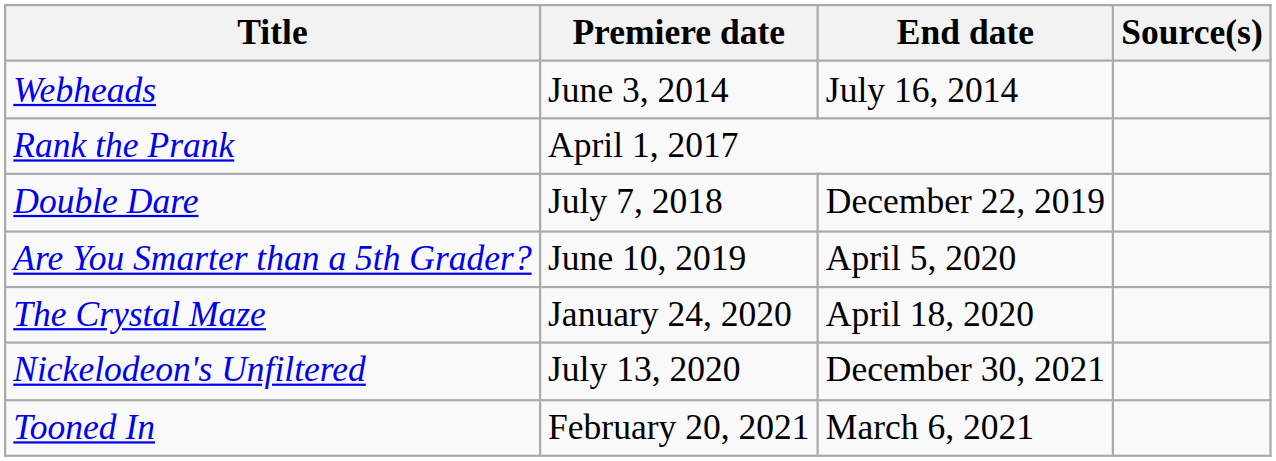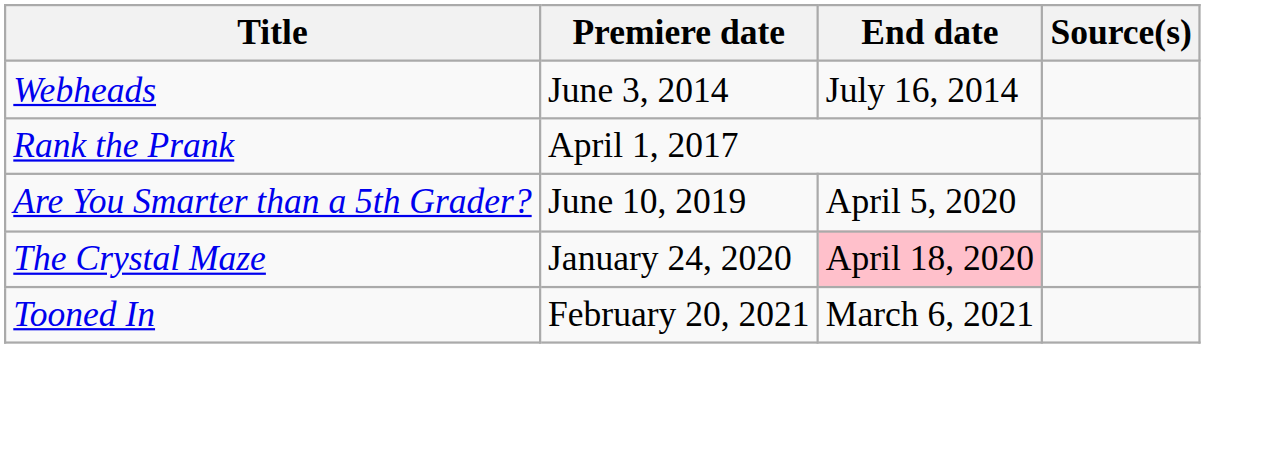- row: (106, 201)
(930, 314) no background -> (930, 257) pink background
- row: (190, 370)
